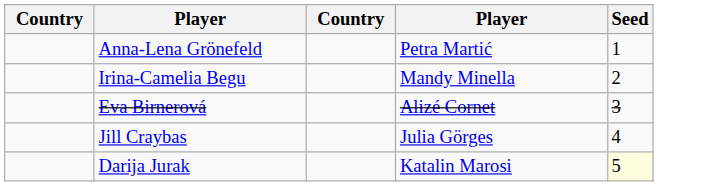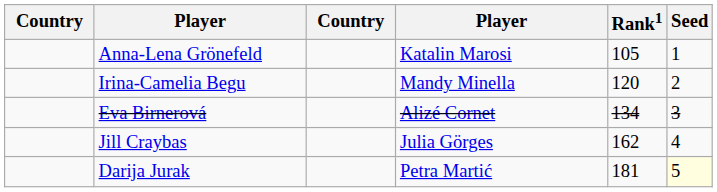+ column: (637, 21)
(446, 48) Petra Martić -> (456, 53) Katalin Marosi
(456, 166) Katalin Marosi -> (446, 171) Petra Martić
